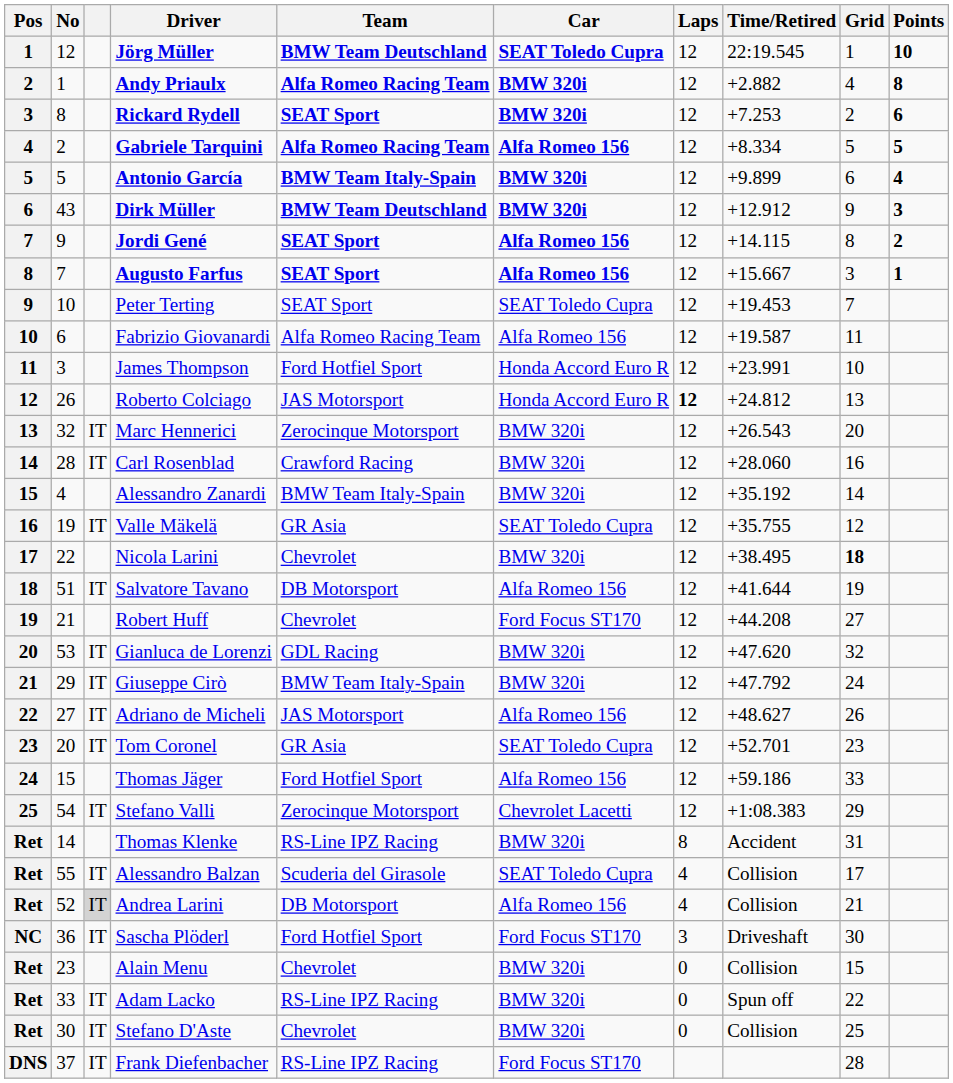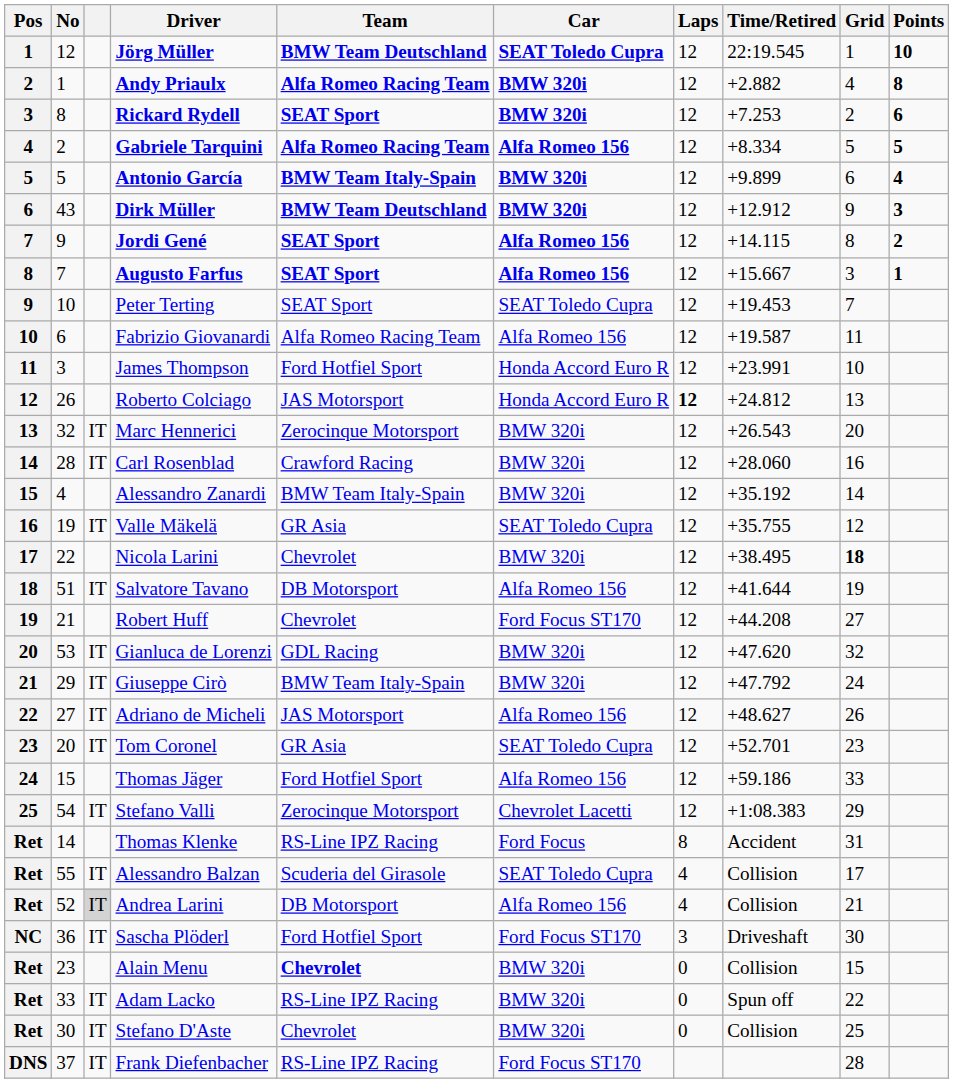(542, 841) BMW 320i -> (542, 841) Ford Focus
(318, 967) normal -> (321, 967) bold
